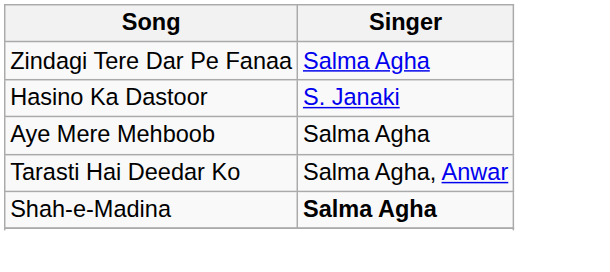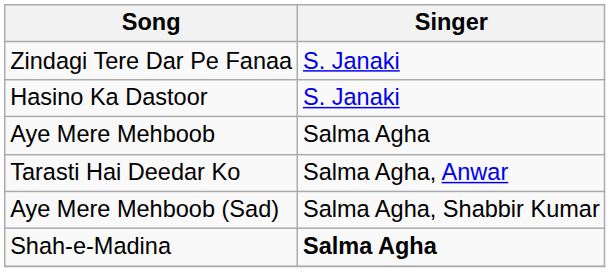(366, 60) Salma Agha -> (351, 60) S. Janaki
+ row: (145, 209)
